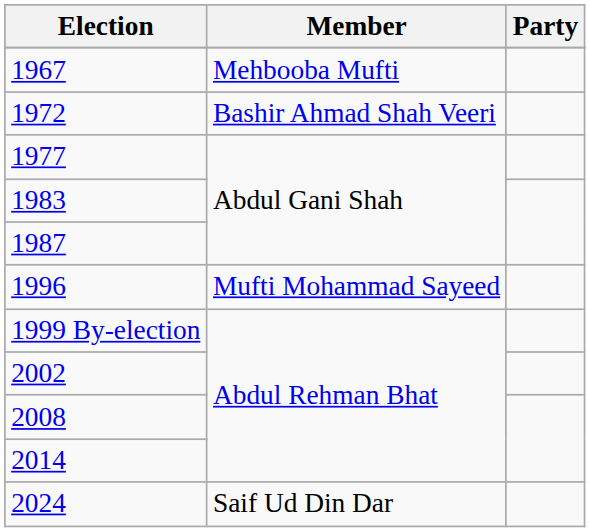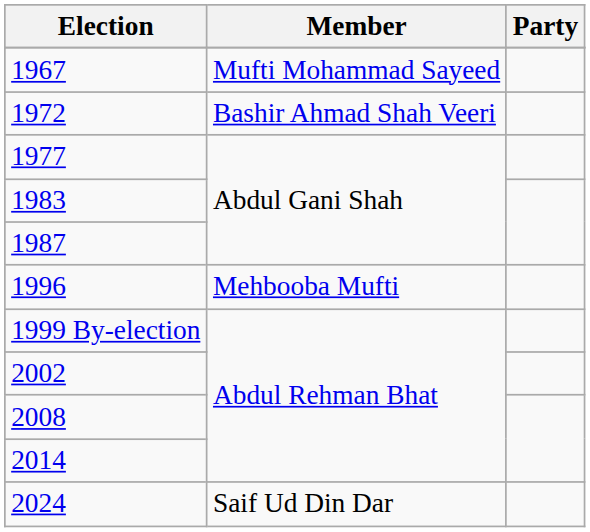(306, 69) Mehbooba Mufti -> (357, 69) Mufti Mohammad Sayeed
(357, 286) Mufti Mohammad Sayeed -> (306, 286) Mehbooba Mufti
